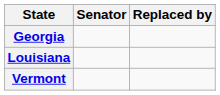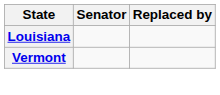- row: (39, 36)
